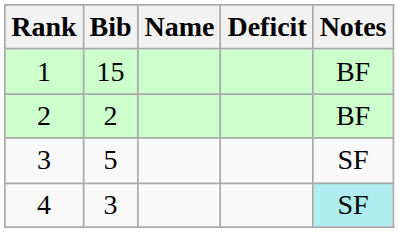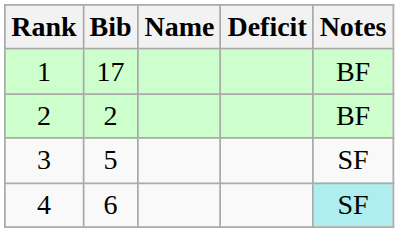(111, 71) 15 -> (111, 71) 17
(111, 204) 3 -> (111, 204) 6
